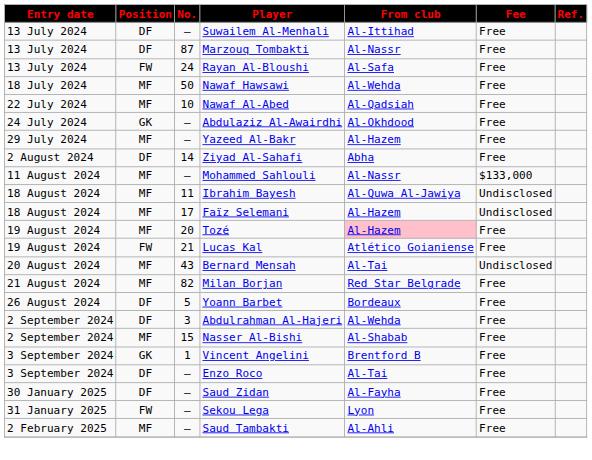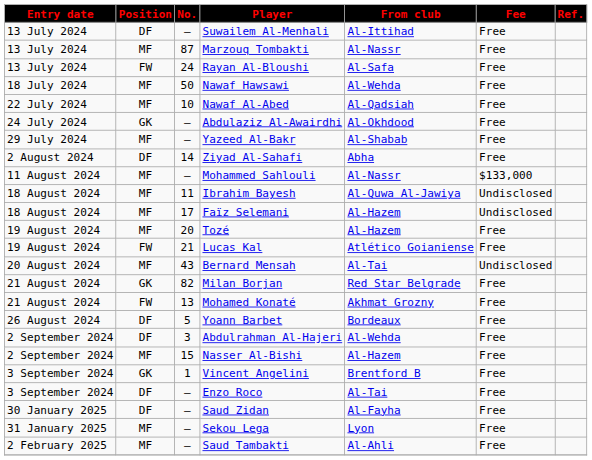(145, 49) DF -> (145, 49) MF
(374, 139) Al-Hazem -> (377, 139) Al-Shabab
(374, 230) pink background -> (374, 230) no background
(145, 284) MF -> (145, 284) GK
+ row: (249, 302)
(377, 338) Al-Shabab -> (374, 356) Al-Hazem
(145, 410) FW -> (145, 428) MF
